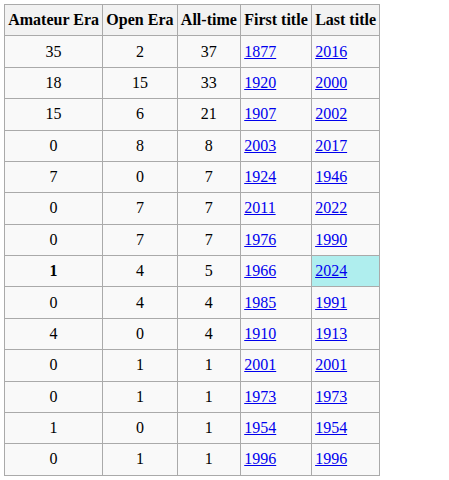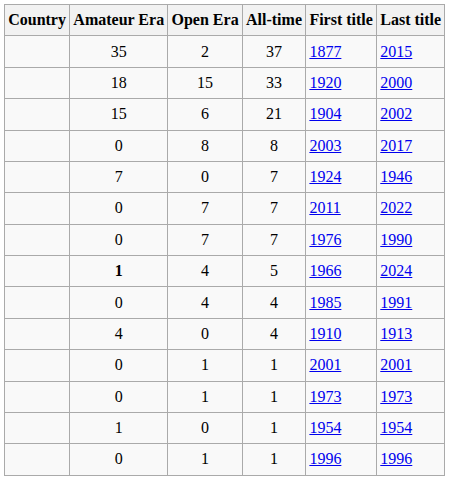+ column: (37, 20)
(331, 51) 2016 -> (396, 51) 2015
(260, 114) 1907 -> (325, 114) 1904
(331, 271) paleturquoise background -> (396, 271) no background
